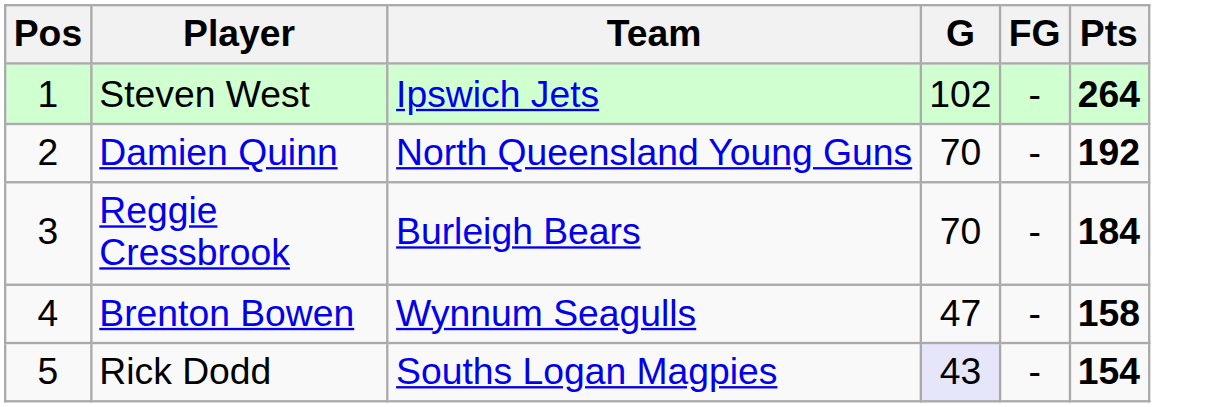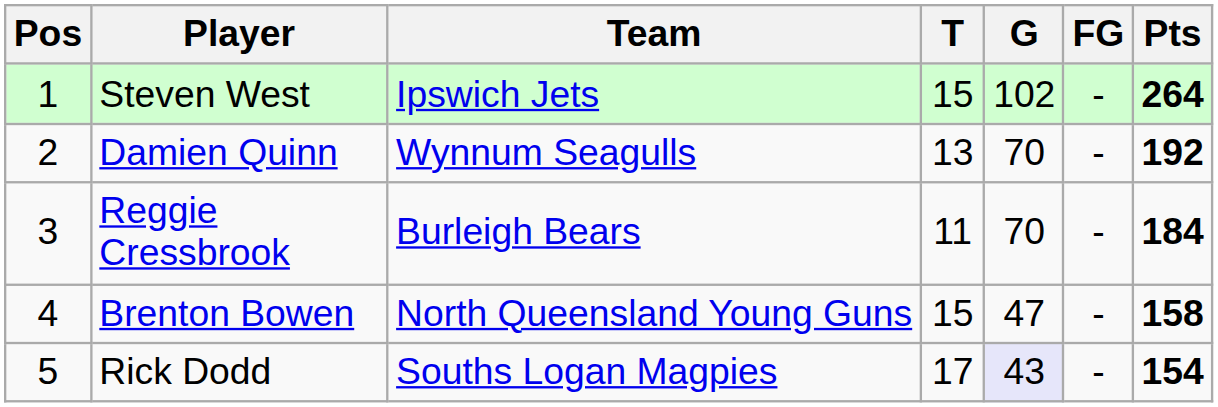+ column: (953, 34)
(654, 152) North Queensland Young Guns -> (546, 152) Wynnum Seagulls
(546, 312) Wynnum Seagulls -> (654, 312) North Queensland Young Guns
